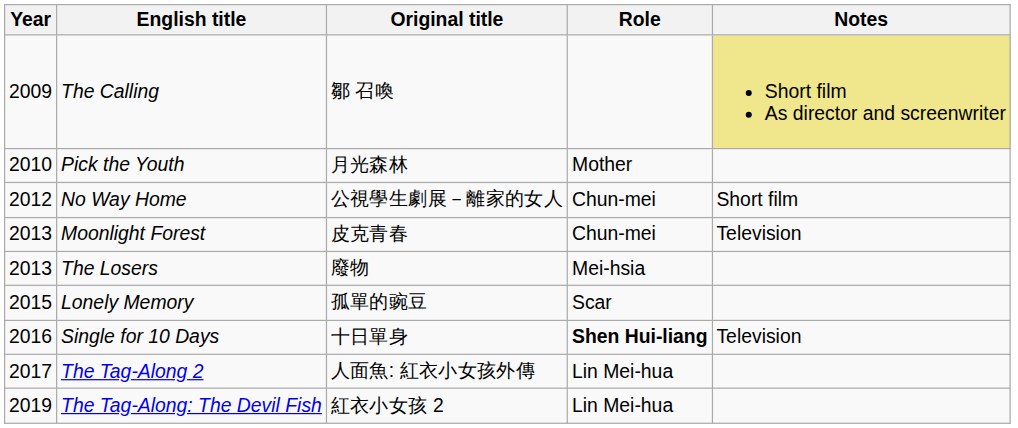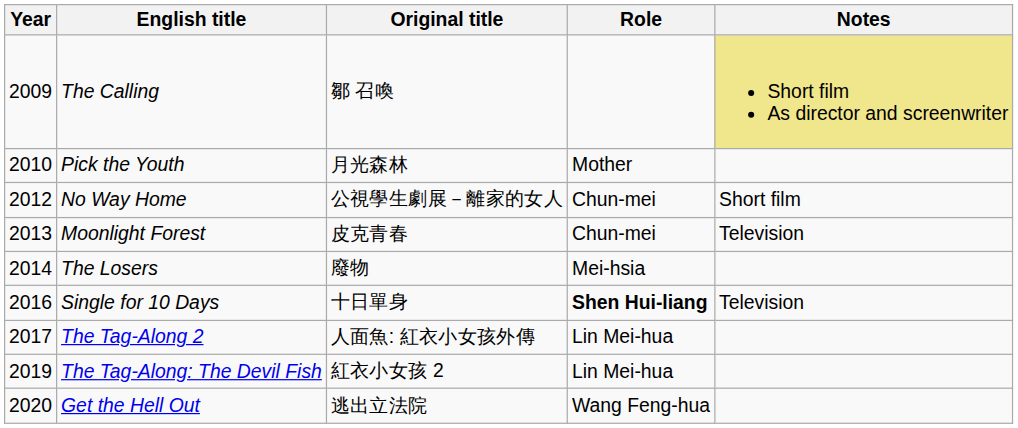(31, 268) 2013 -> (31, 268) 2014
- row: (127, 302)
+ row: (130, 405)
